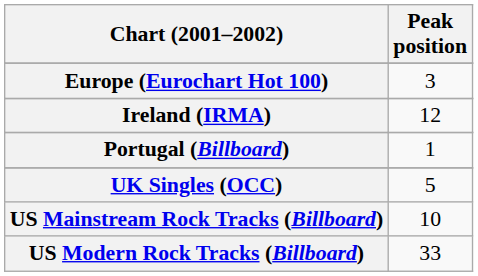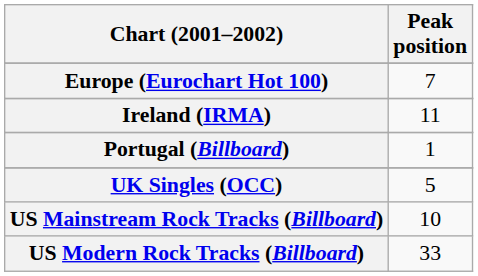(430, 80) 3 -> (430, 80) 7
(430, 115) 12 -> (430, 115) 11
